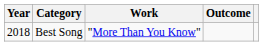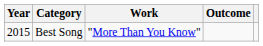(19, 31) 2018 -> (19, 31) 2015
